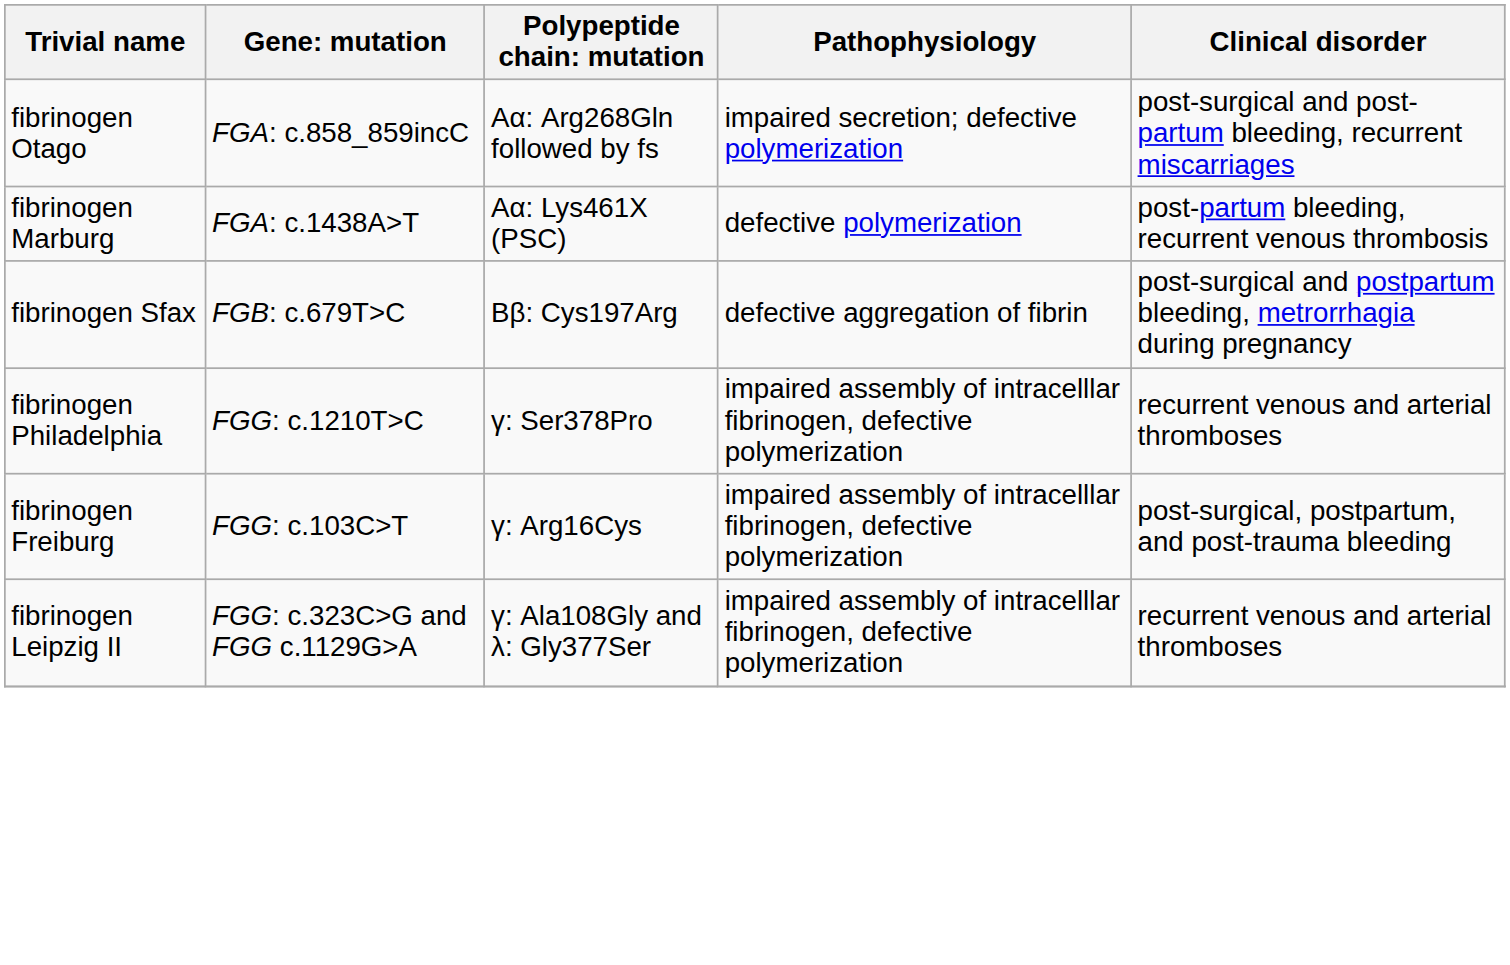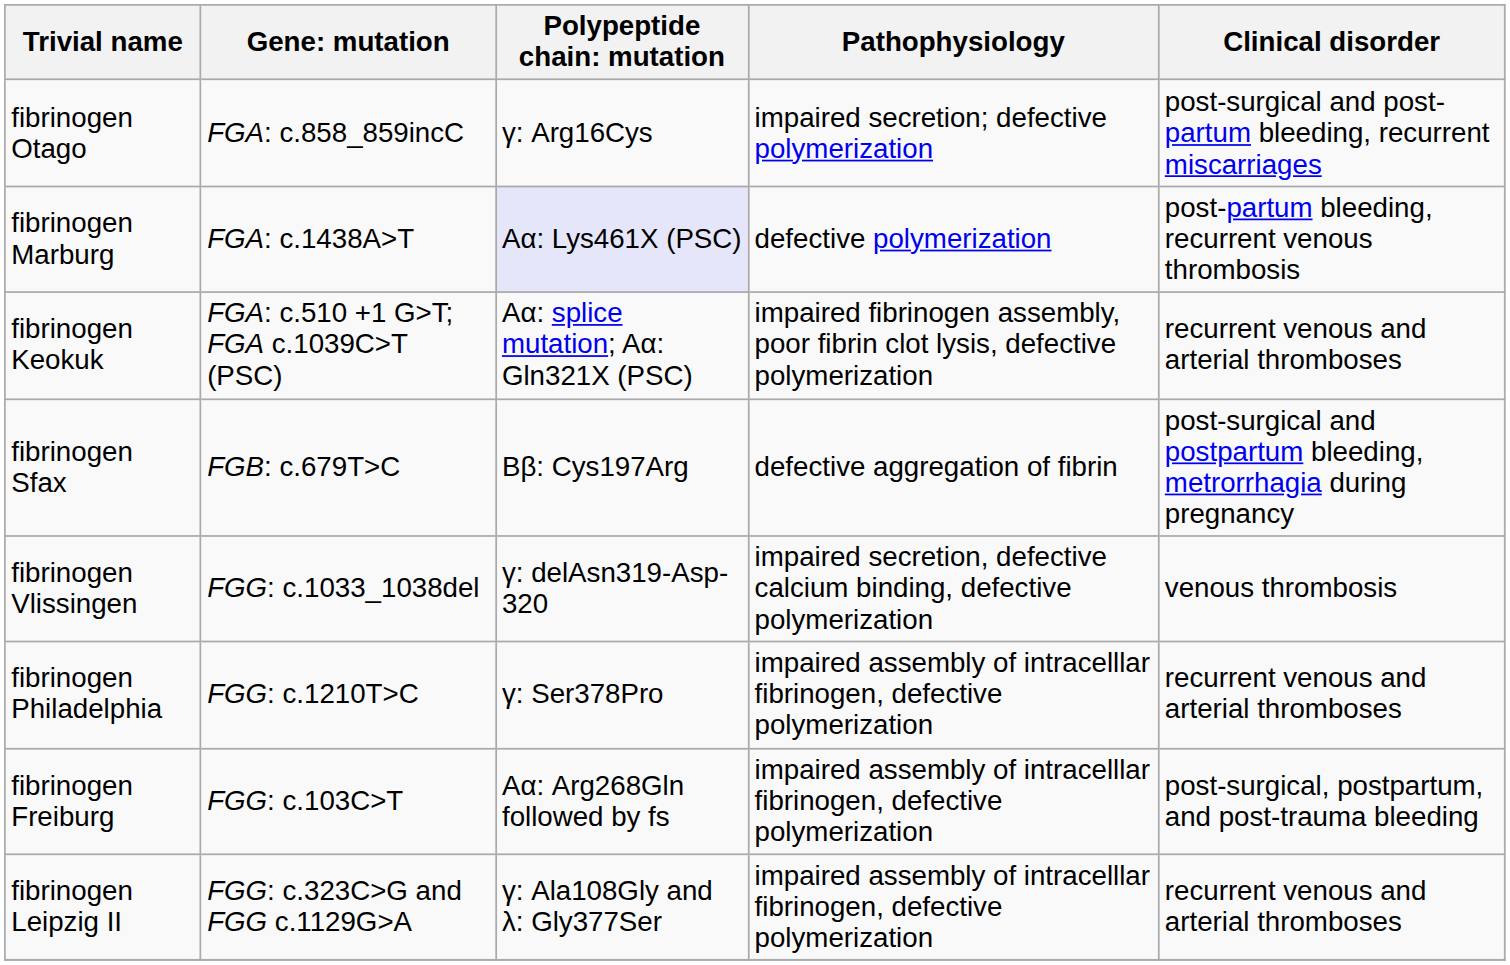(582, 132) Aα: Arg268Gln followed by fs -> (577, 132) γ: Arg16Cys
(569, 223) no background -> (622, 238) lavender background
+ row: (72, 344)
+ row: (74, 588)
(566, 526) γ: Arg16Cys -> (593, 800) Aα: Arg268Gln followed by fs
